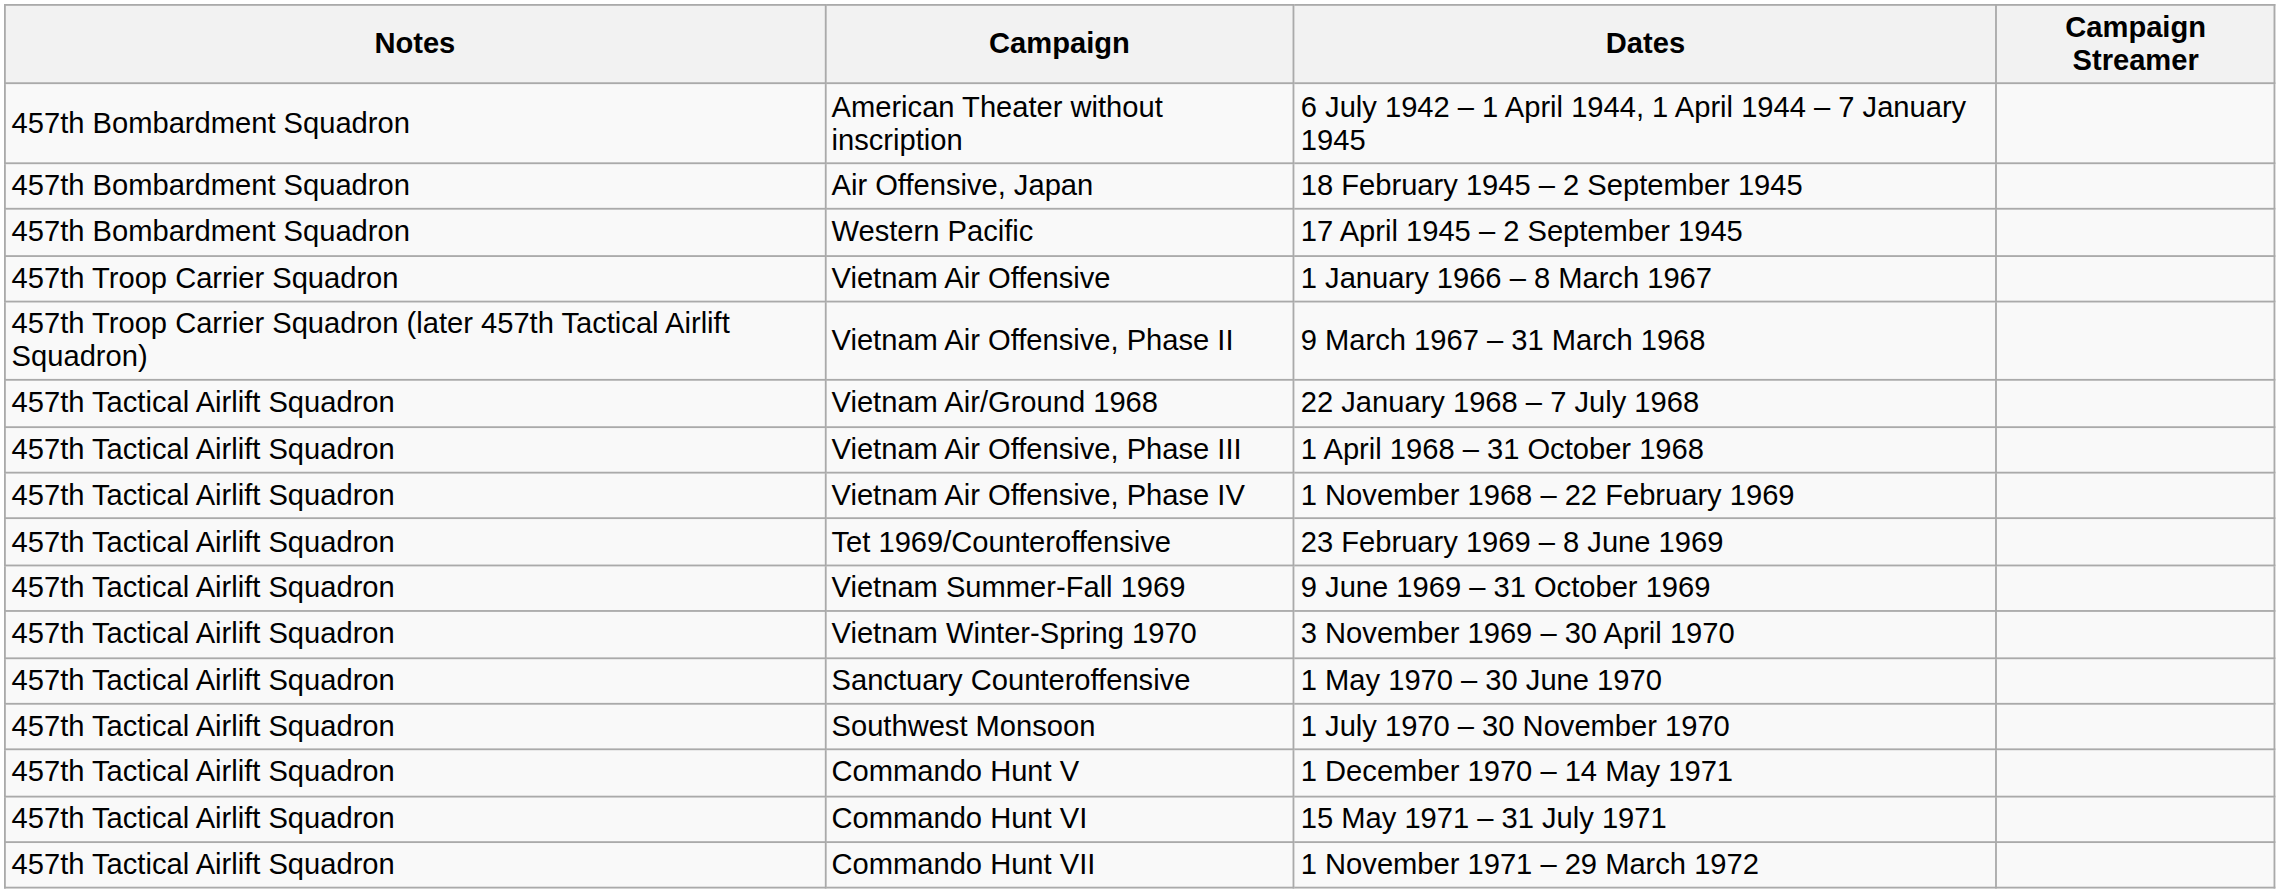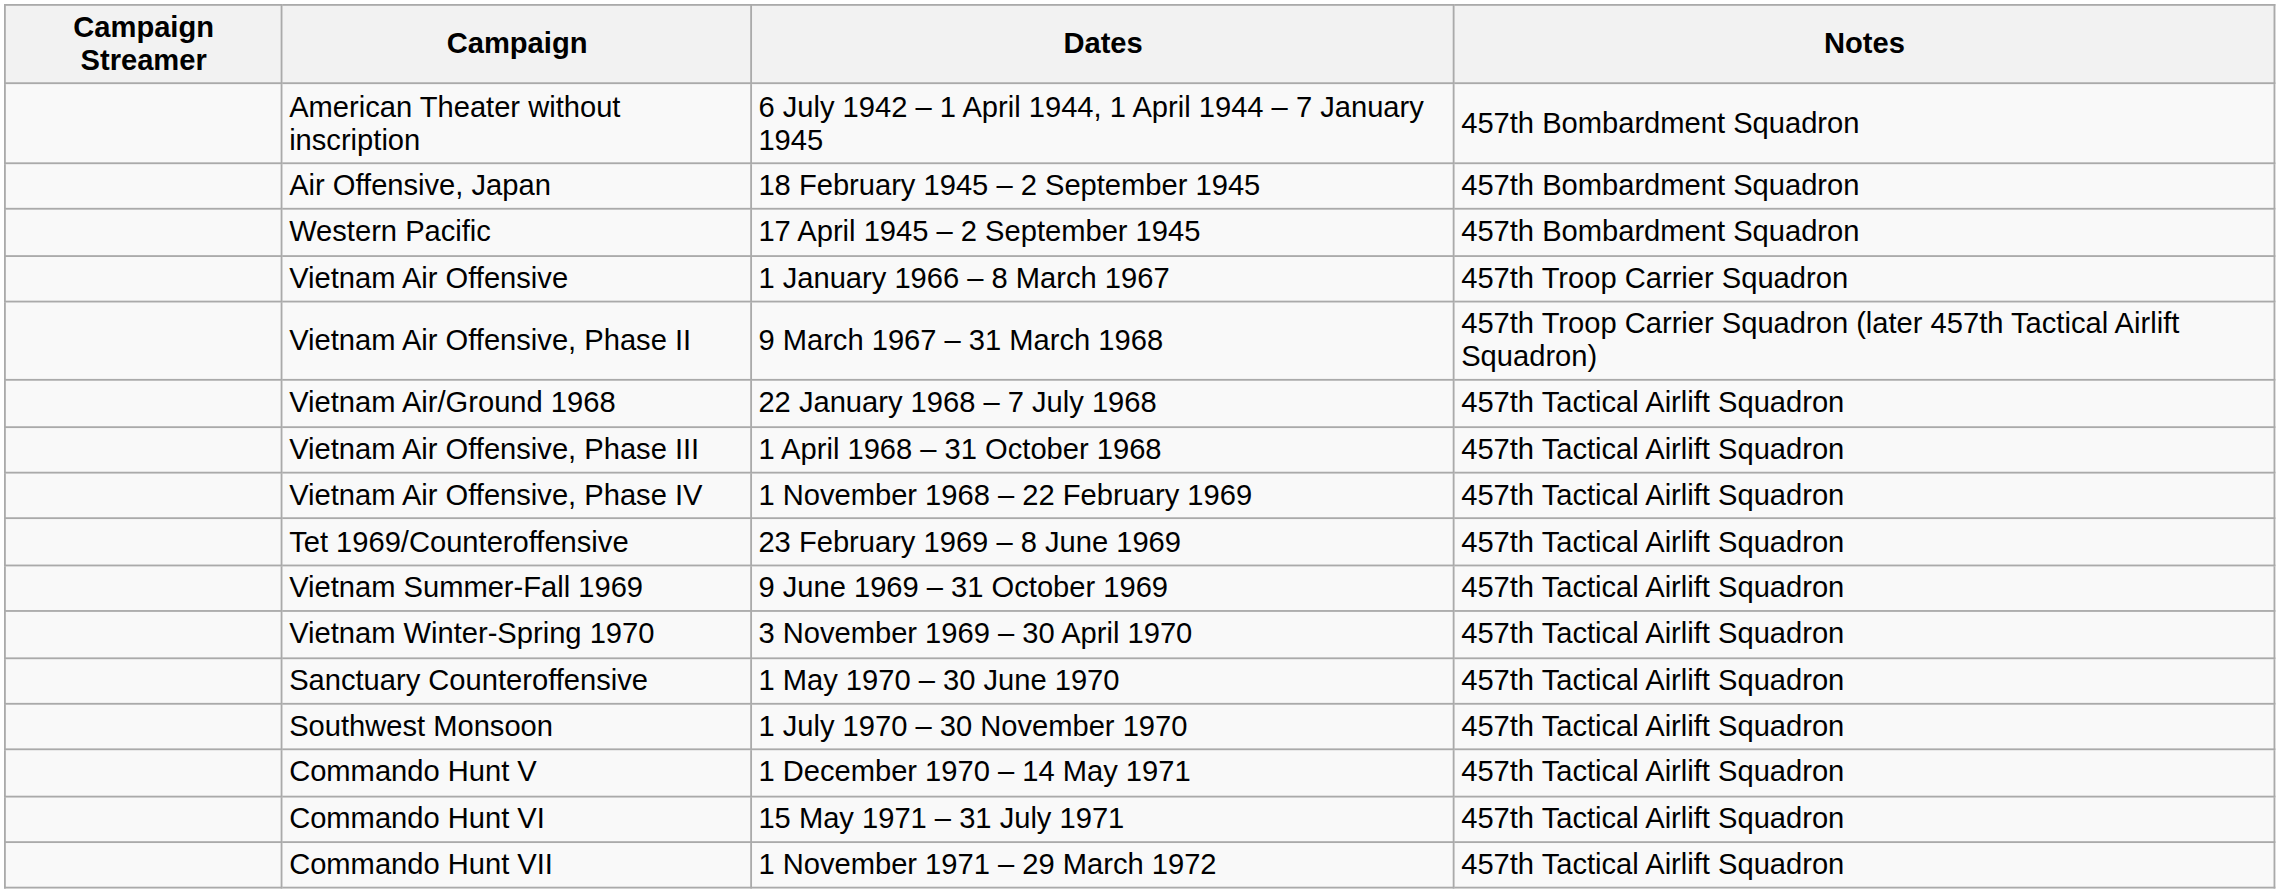columns swapped: (2136, 43) <-> (415, 43)
